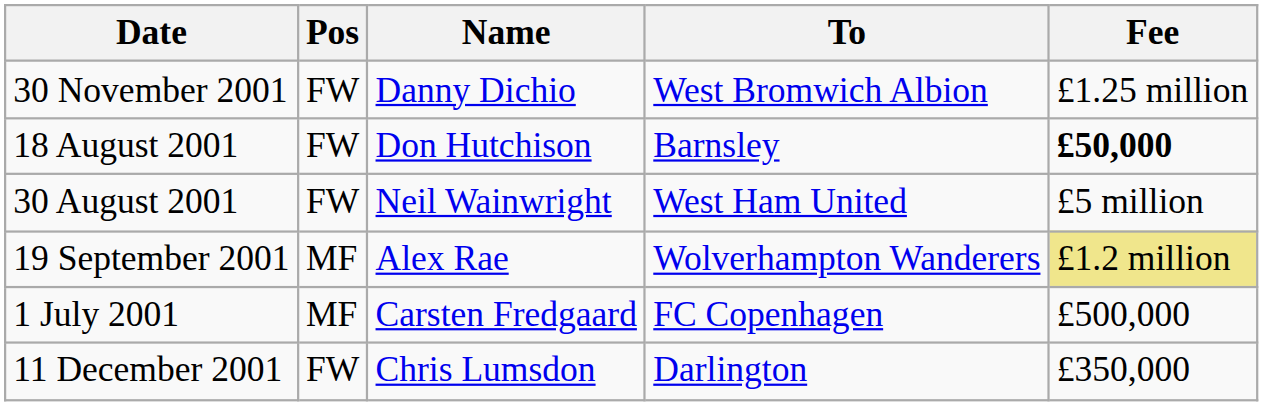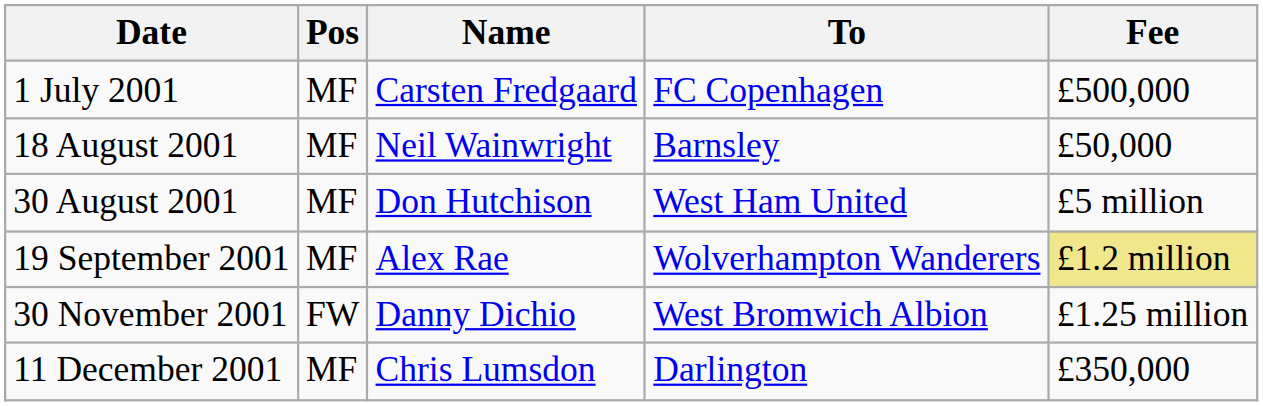rows swapped: (96, 314) <-> (150, 88)
(333, 145) FW -> (332, 145) MF
(484, 145) Don Hutchison -> (494, 145) Neil Wainwright
(1115, 145) bold -> (1115, 145) normal
(333, 201) FW -> (332, 201) MF
(494, 201) Neil Wainwright -> (484, 201) Don Hutchison
(333, 370) FW -> (332, 370) MF
